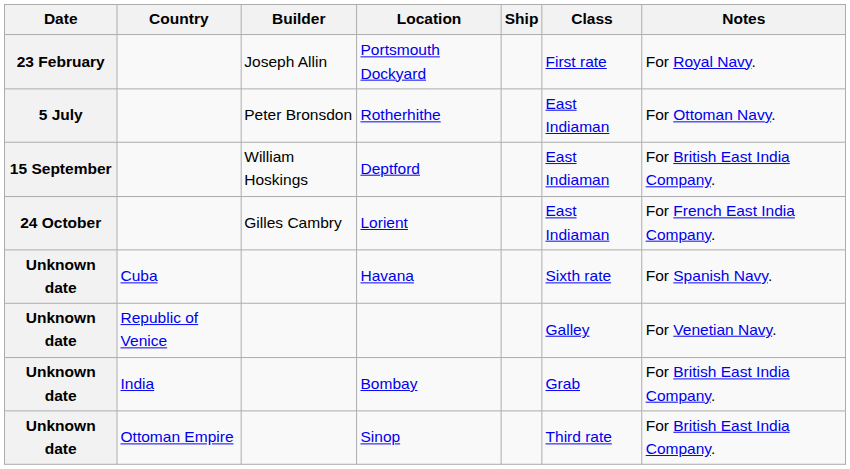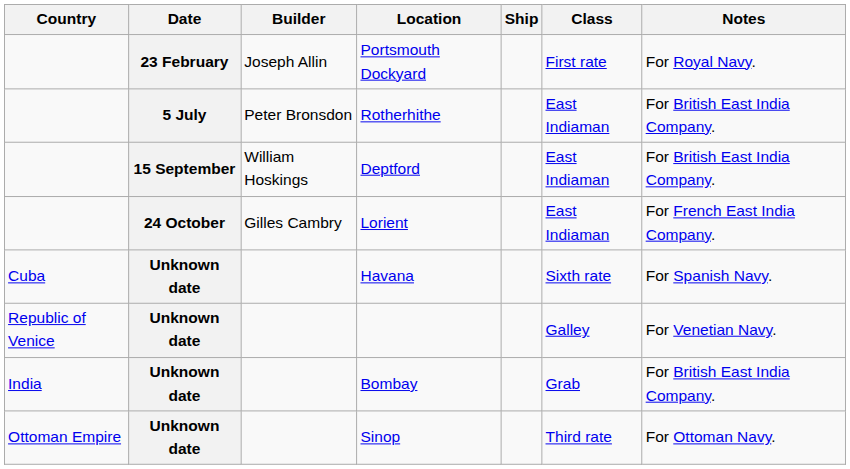columns swapped: (61, 19) <-> (179, 19)
(711, 115) For Ottoman Navy. -> (718, 115) For British East India Company.
(718, 437) For British East India Company. -> (711, 437) For Ottoman Navy.
